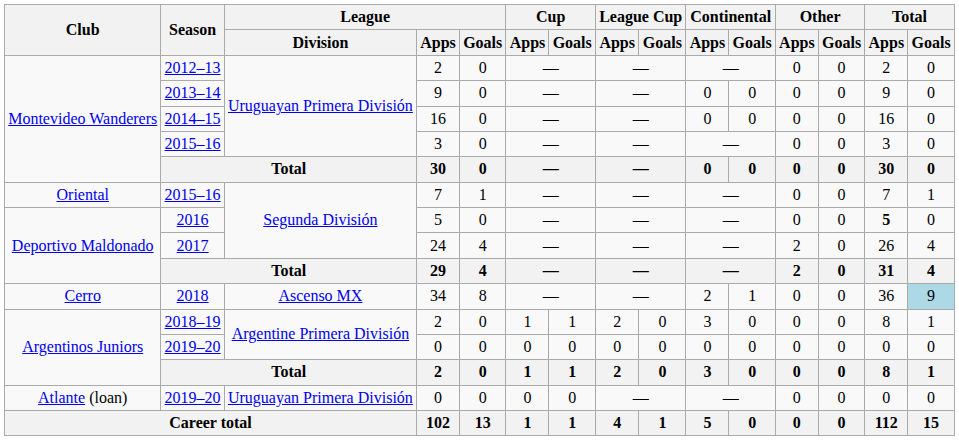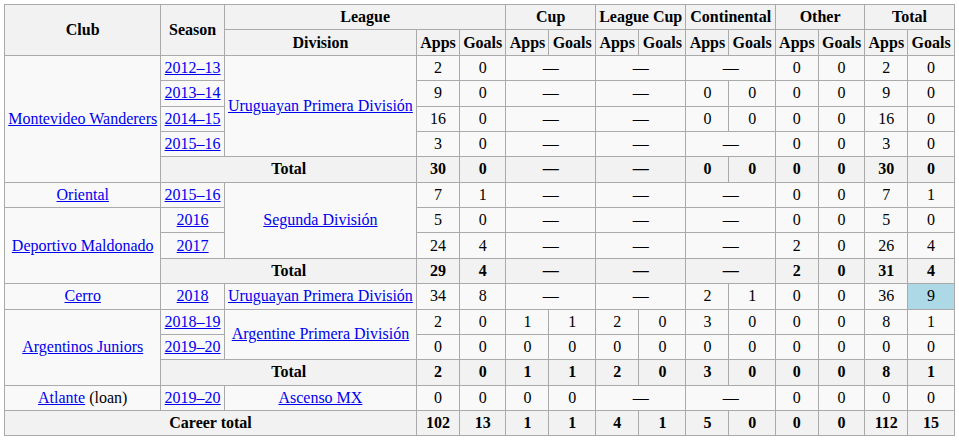(886, 220) bold -> (886, 220) normal
(320, 296) Ascenso MX -> (320, 296) Uruguayan Primera División
(320, 397) Uruguayan Primera División -> (320, 397) Ascenso MX
